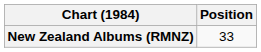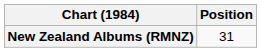(226, 36) 33 -> (226, 36) 31
